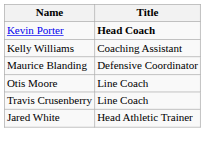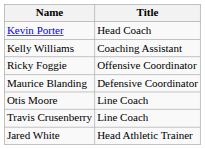(126, 30) bold -> (124, 30) normal
+ row: (37, 65)
